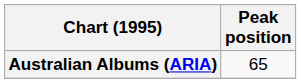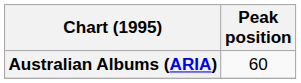(258, 64) 65 -> (258, 64) 60
